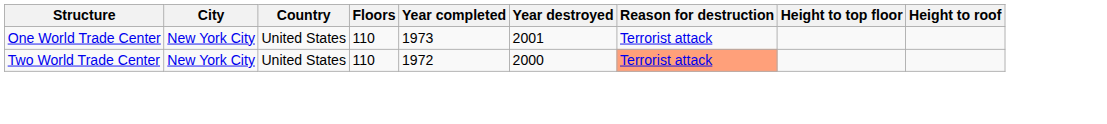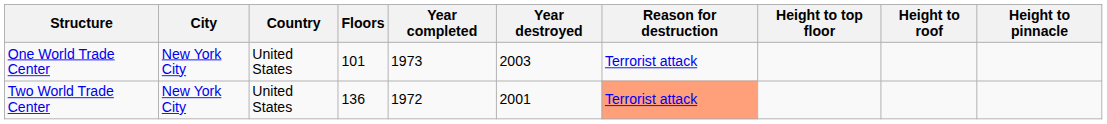+ column: (1039, 23)
(364, 37) 110 -> (353, 61) 101
(528, 37) 2001 -> (515, 61) 2003
(364, 60) 110 -> (353, 99) 136
(528, 60) 2000 -> (515, 99) 2001
